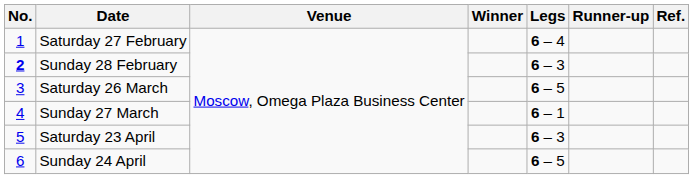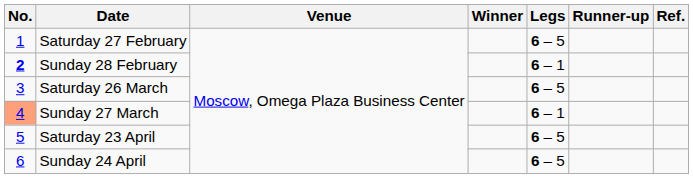(548, 40) 6 – 4 -> (548, 40) 6 – 5
(548, 64) 6 – 3 -> (548, 64) 6 – 1
(20, 112) no background -> (20, 112) lightsalmon background
(548, 137) 6 – 3 -> (548, 137) 6 – 5
